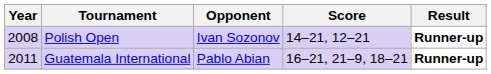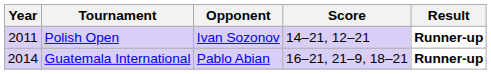(23, 37) 2008 -> (23, 37) 2011
(23, 59) 2011 -> (23, 59) 2014
